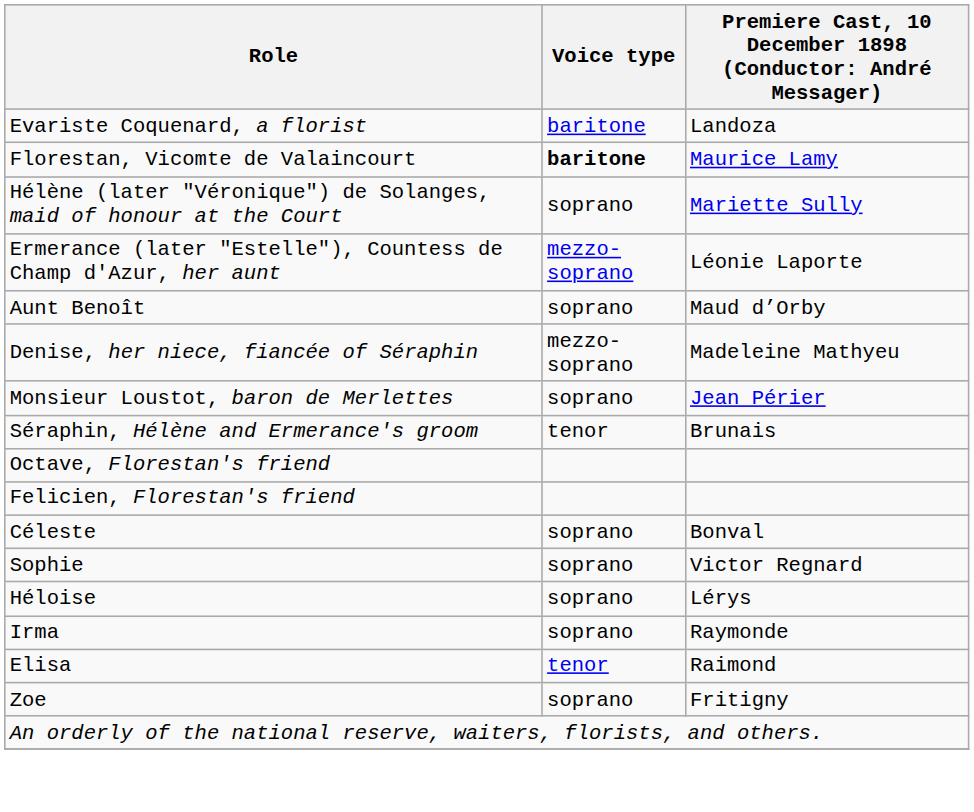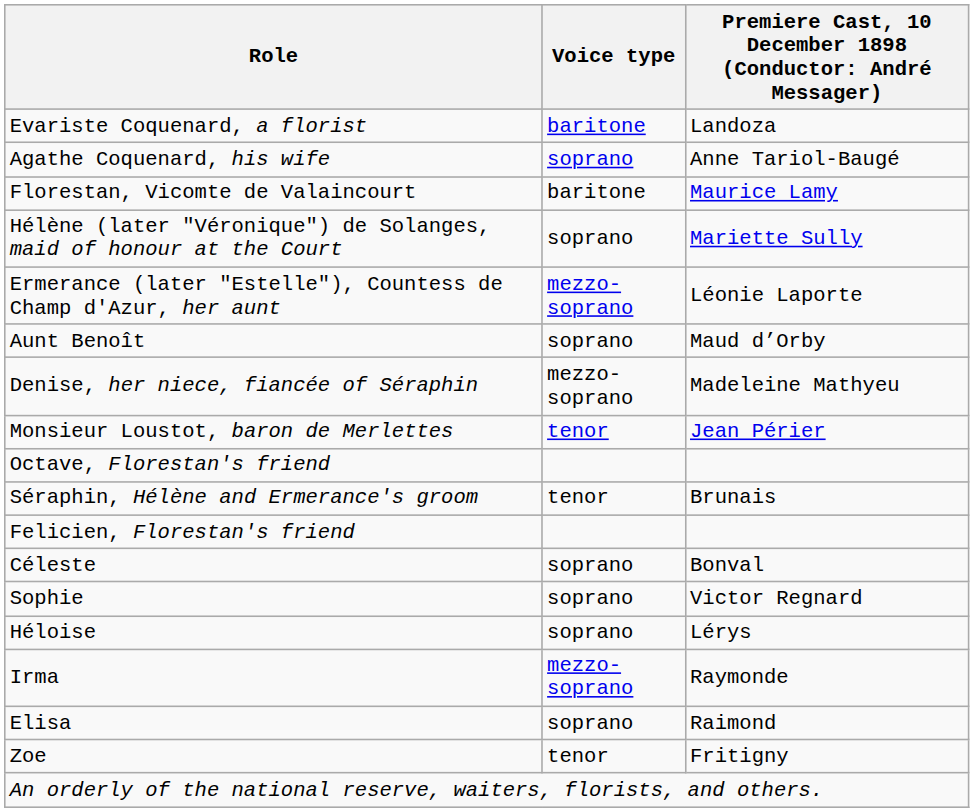+ row: (170, 160)
(596, 160) bold -> (596, 193) normal
(590, 398) soprano -> (578, 432) tenor
rows swapped: (244, 432) <-> (170, 465)
(590, 632) soprano -> (590, 678) mezzo-soprano
(578, 666) tenor -> (590, 723) soprano
(590, 699) soprano -> (578, 757) tenor
